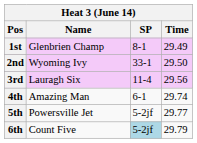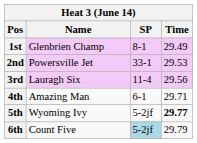(58, 63) Wyoming Ivy -> (61, 63) Powersville Jet
(176, 63) 29.50 -> (176, 63) 29.53
(176, 96) 29.74 -> (176, 96) 29.71
(61, 113) Powersville Jet -> (58, 113) Wyoming Ivy
(176, 113) normal -> (176, 113) bold
